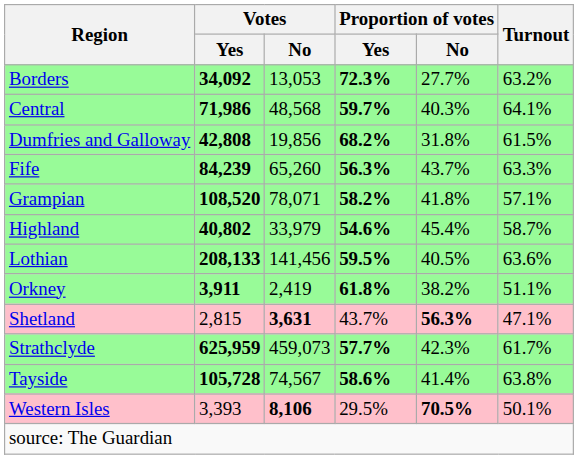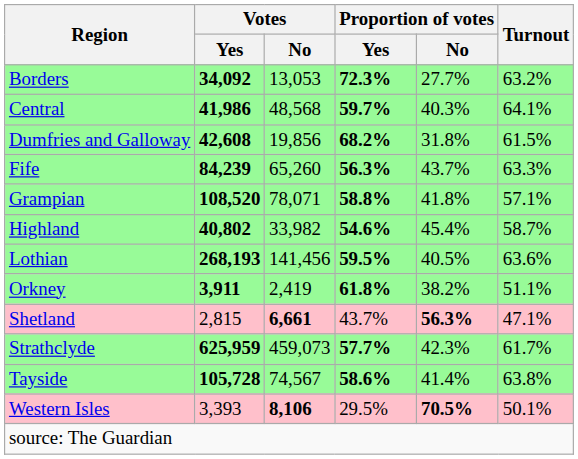(225, 109) 71,986 -> (225, 109) 41,986
(225, 139) 42,808 -> (225, 139) 42,608
(365, 199) 58.2% -> (365, 199) 58.8%
(295, 229) 33,979 -> (295, 229) 33,982
(230, 259) 208,133 -> (230, 259) 268,193
(290, 318) 3,631 -> (290, 318) 6,661
